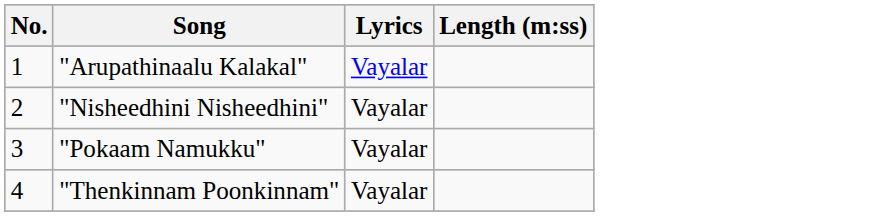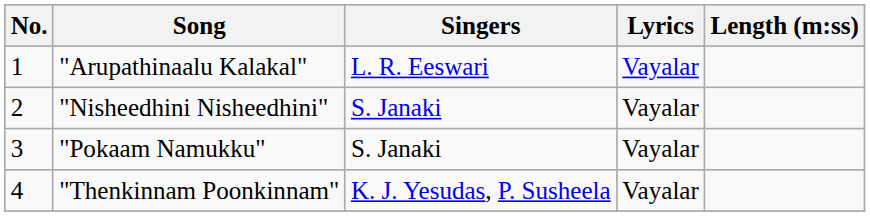+ column: (481, 25)
